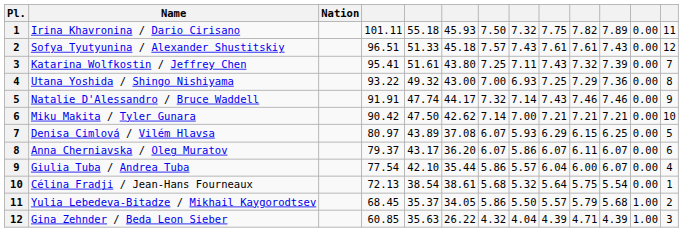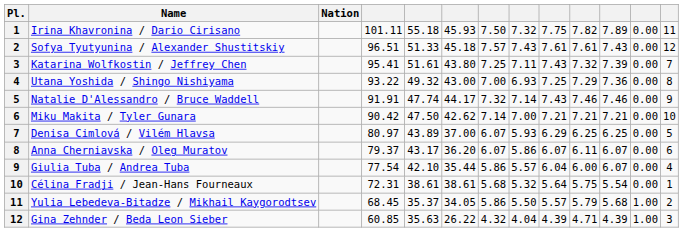(460, 133) 37.08 -> (460, 133) 37.00
(585, 133) 6.15 -> (585, 133) 6.25
(383, 185) 72.13 -> (383, 185) 72.31
(423, 185) 38.54 -> (423, 185) 38.61
